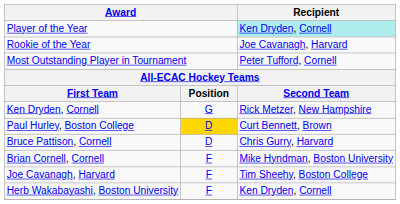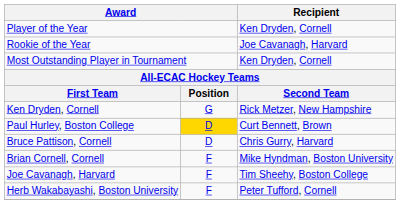(285, 28) paleturquoise background -> (285, 28) no background
(288, 61) Peter Tufford, Cornell -> (285, 61) Ken Dryden, Cornell
(285, 191) Ken Dryden, Cornell -> (288, 191) Peter Tufford, Cornell
